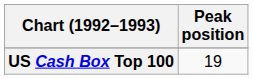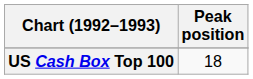(213, 61) 19 -> (213, 61) 18
